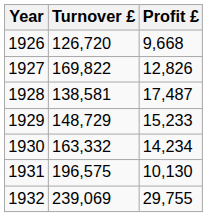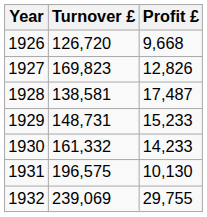(82, 69) 169,822 -> (82, 69) 169,823
(82, 120) 148,729 -> (82, 120) 148,731
(82, 146) 163,332 -> (82, 146) 161,332
(168, 146) 14,234 -> (168, 146) 14,233
